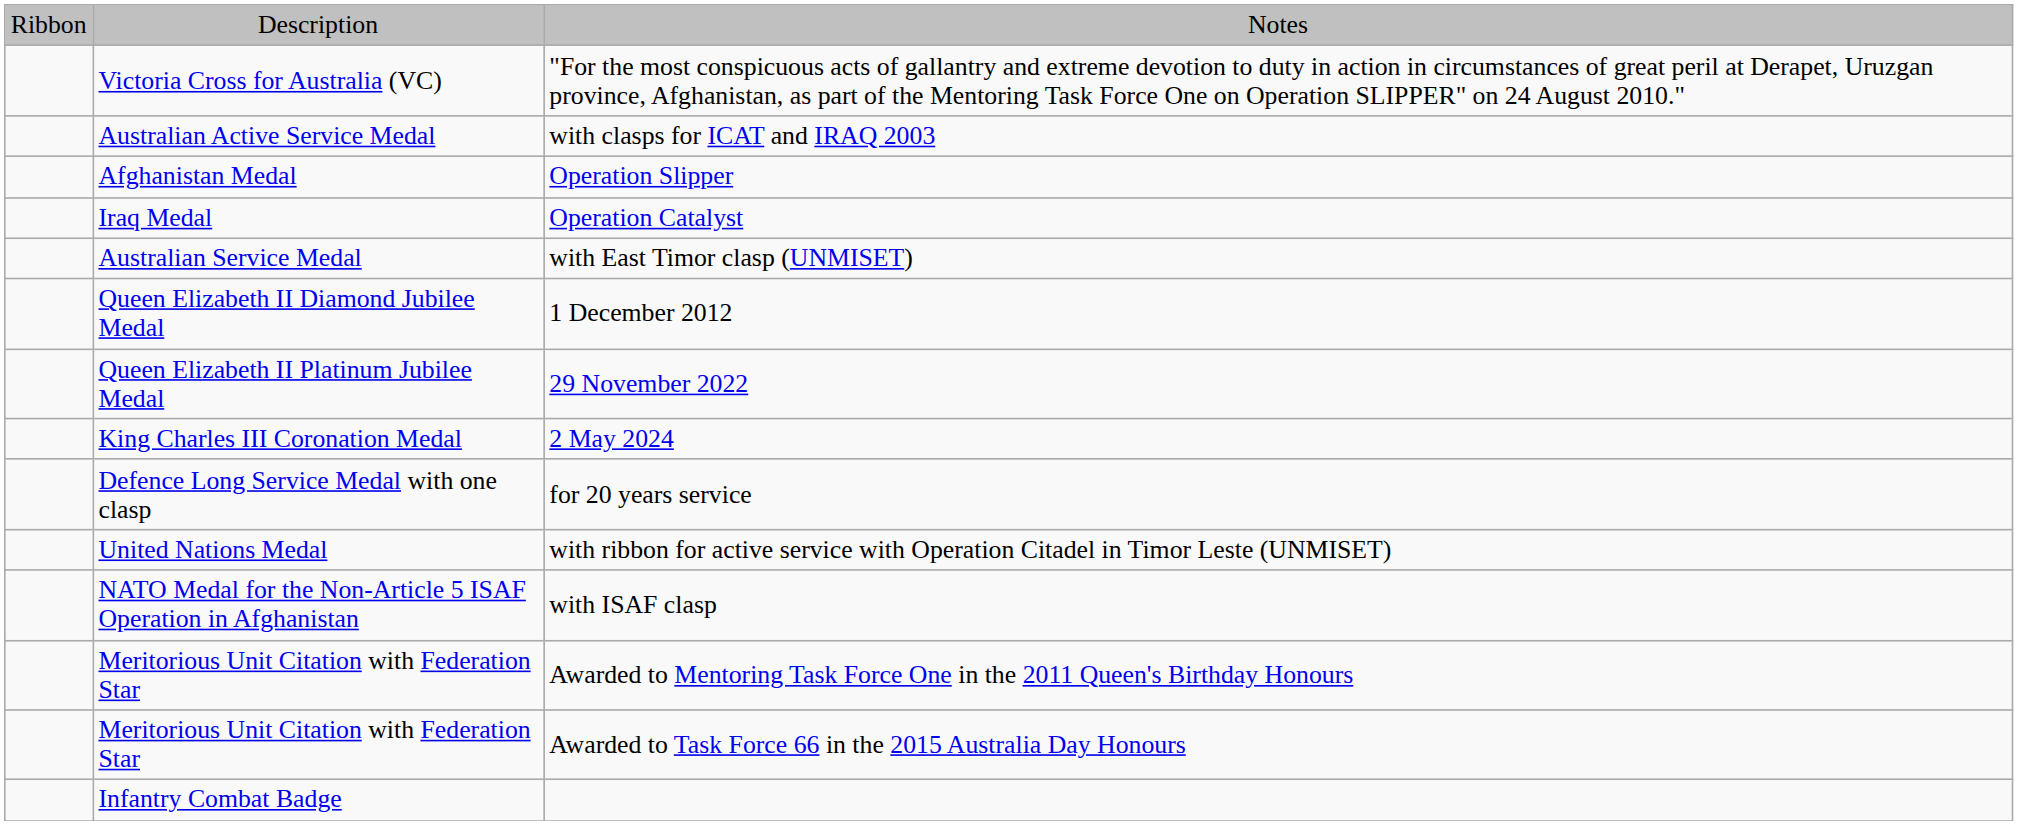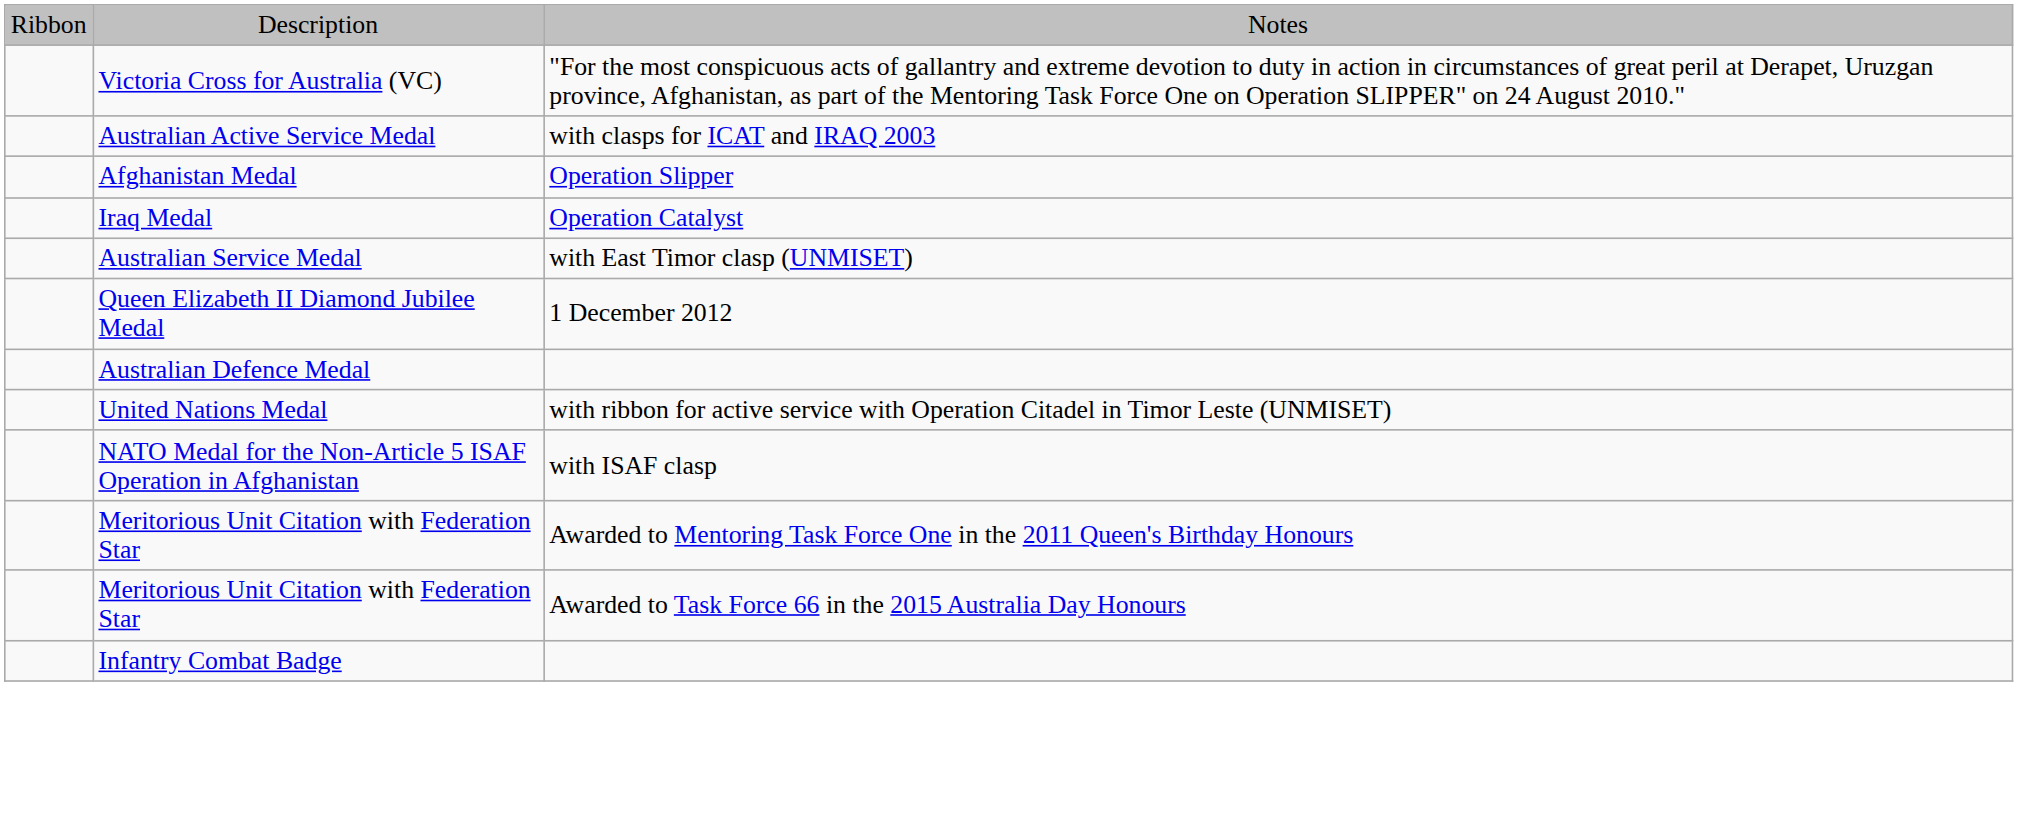- row: (285, 383)
- row: (280, 438)
- row: (298, 494)
+ row: (234, 368)
